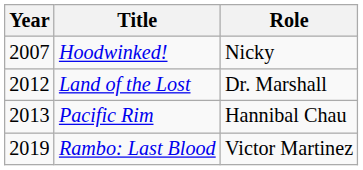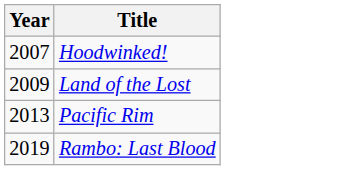- column: (289, 20)
(29, 84) 2012 -> (29, 84) 2009
